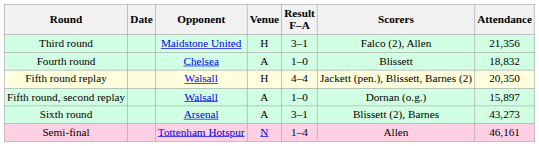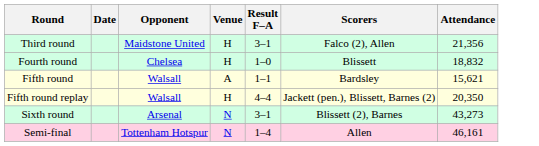(264, 61) A -> (228, 61) H
+ row: (48, 79)
- row: (66, 97)
(264, 114) A -> (228, 114) N
